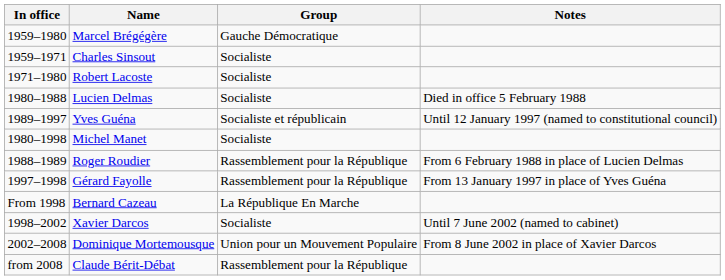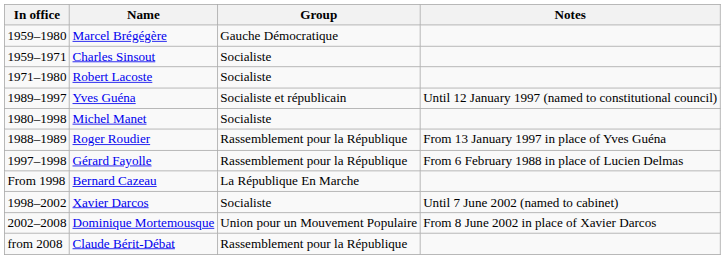- row: (112, 98)
(553, 160) From 6 February 1988 in place of Lucien Delmas -> (545, 139) From 13 January 1997 in place of Yves Guéna
(545, 181) From 13 January 1997 in place of Yves Guéna -> (553, 160) From 6 February 1988 in place of Lucien Delmas
